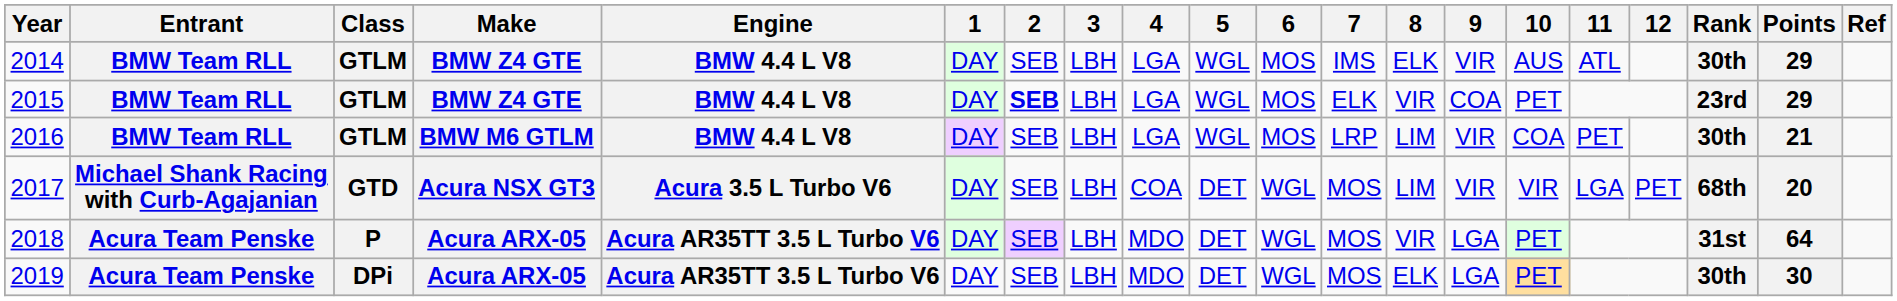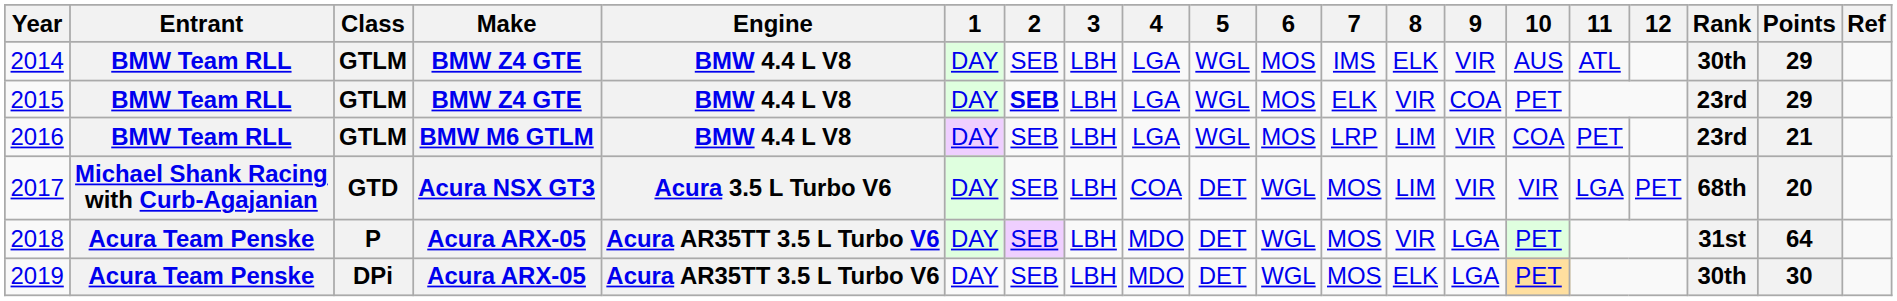(1722, 137) 30th -> (1722, 137) 23rd
